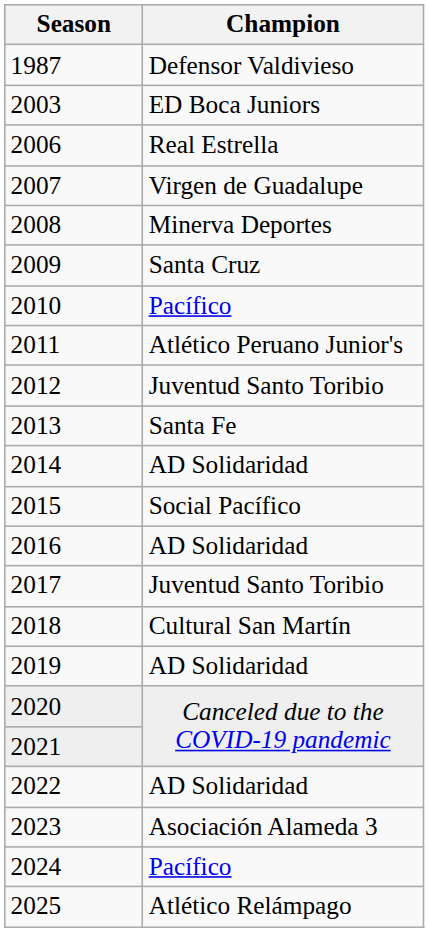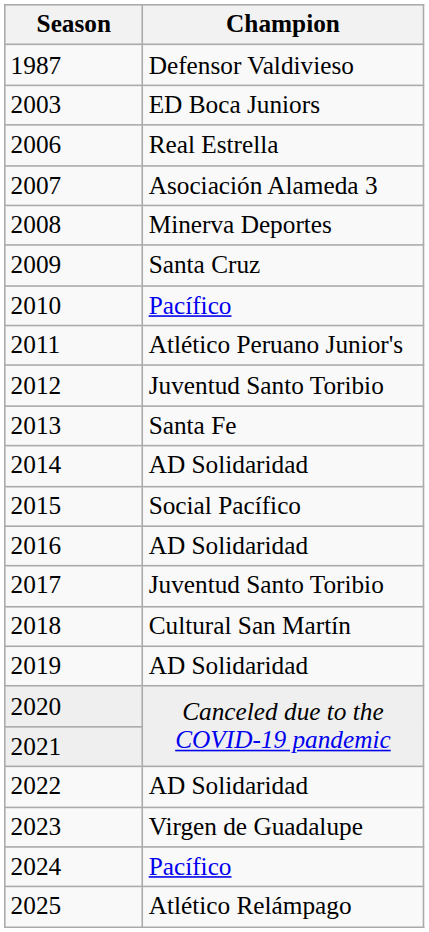(256, 184) Virgen de Guadalupe -> (263, 184) Asociación Alameda 3
(263, 826) Asociación Alameda 3 -> (256, 826) Virgen de Guadalupe
